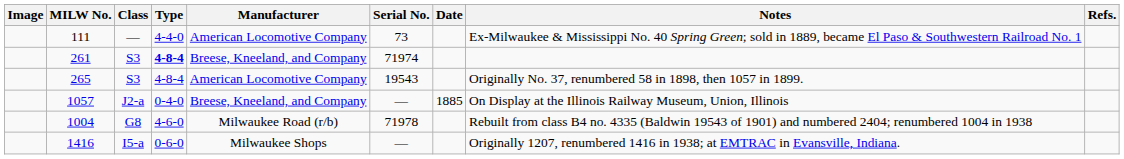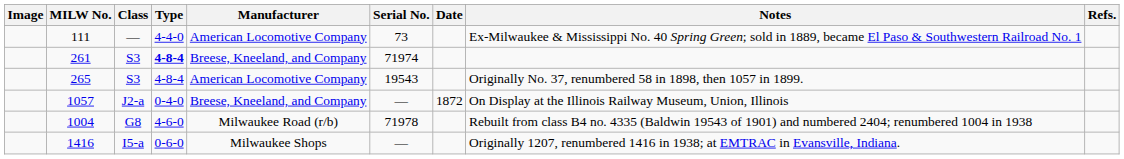(449, 100) 1885 -> (449, 100) 1872
